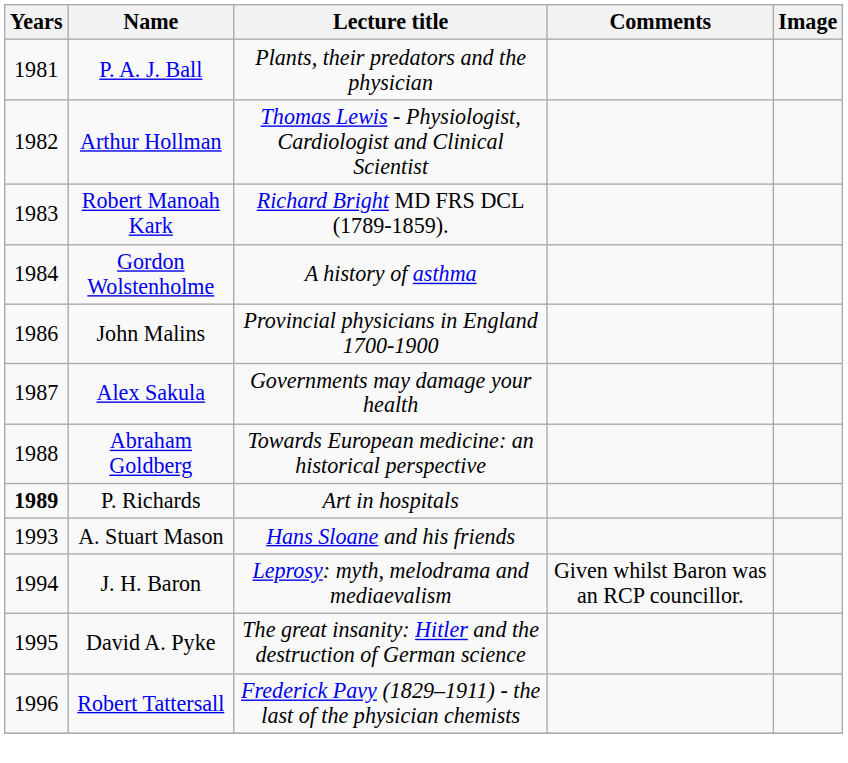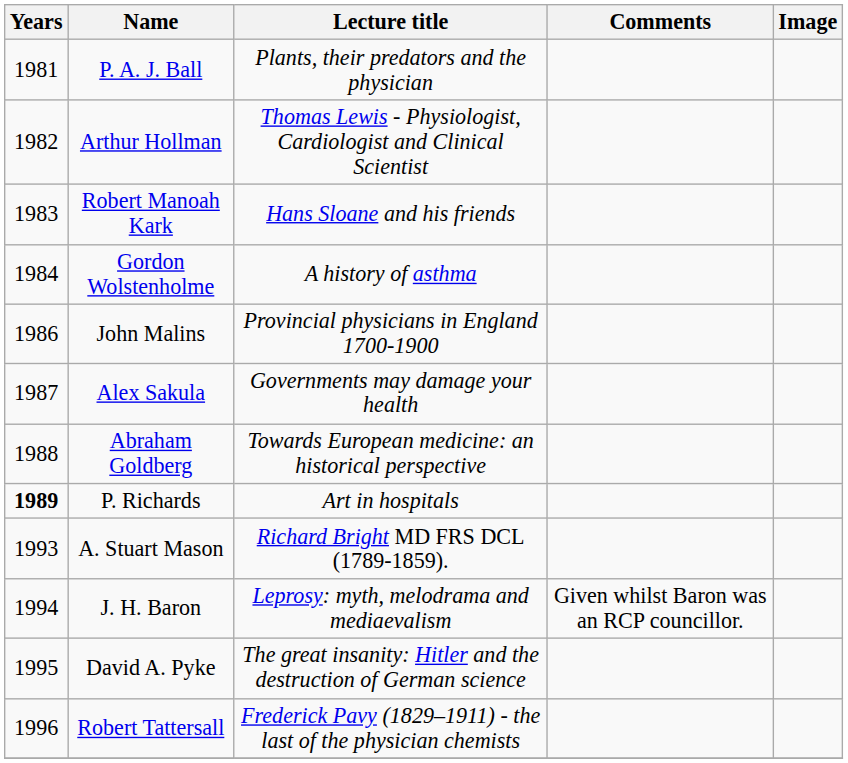(391, 214) Richard Bright MD FRS DCL (1789-1859). -> (391, 214) Hans Sloane and his friends
(391, 535) Hans Sloane and his friends -> (391, 548) Richard Bright MD FRS DCL (1789-1859).
